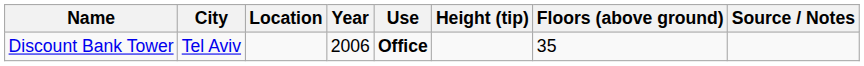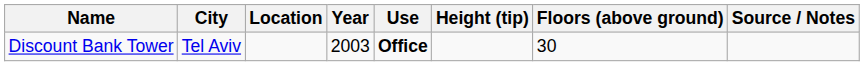(350, 46) 2006 -> (350, 46) 2003
(547, 46) 35 -> (547, 46) 30
